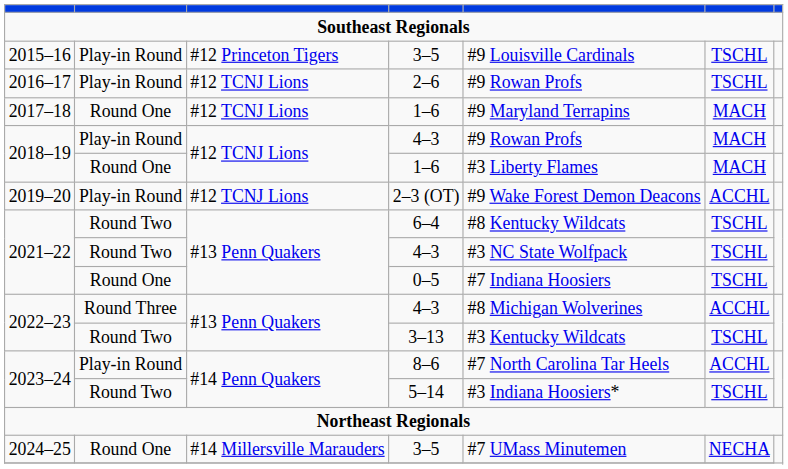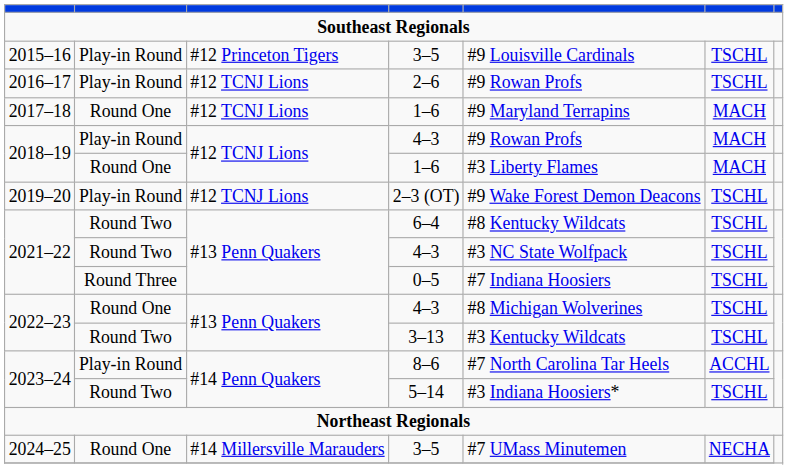(739, 195) ACCHL -> (739, 195) TSCHL
(131, 280) Round One -> (131, 280) Round Three
(131, 308) Round Three -> (131, 308) Round One
(739, 308) ACCHL -> (739, 308) TSCHL
